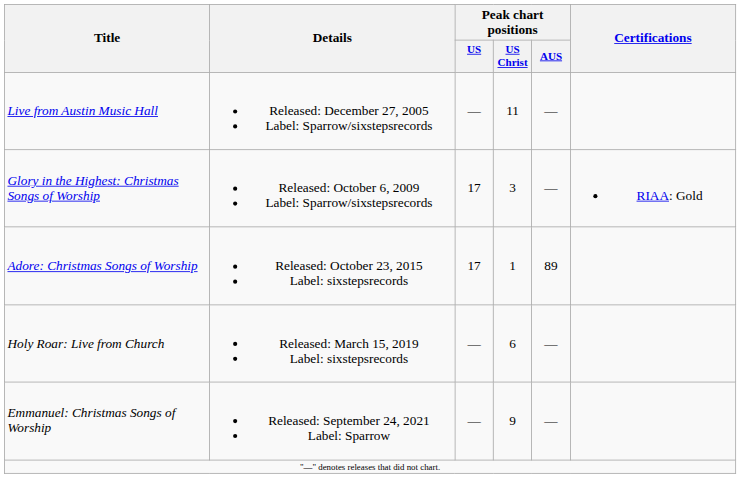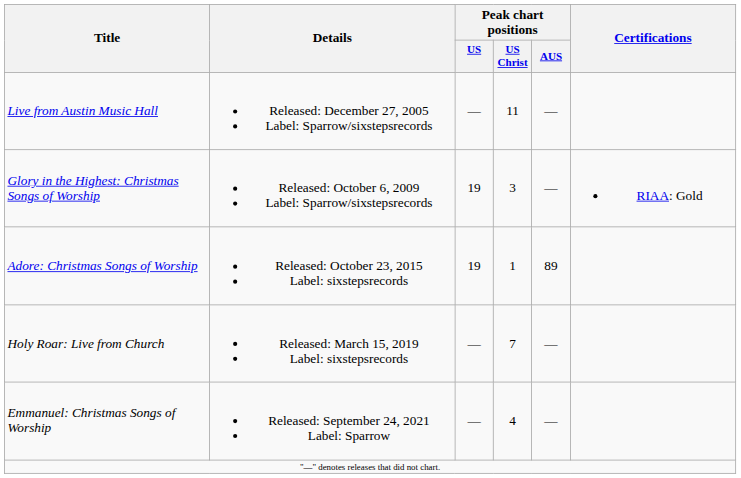(474, 188) 17 -> (474, 188) 19
(474, 266) 17 -> (474, 266) 19
(513, 343) 6 -> (513, 343) 7
(513, 421) 9 -> (513, 421) 4
